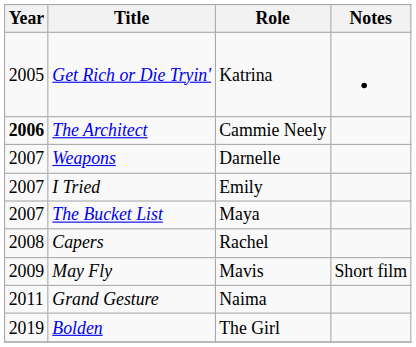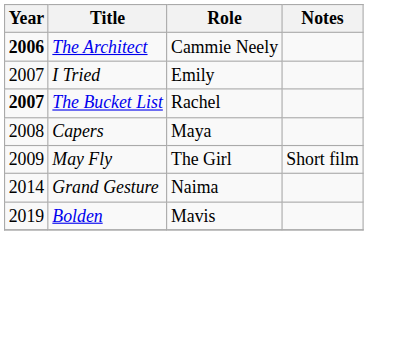- row: (132, 74)
- row: (84, 158)
(26, 214) normal -> (26, 103) bold
(239, 214) Maya -> (196, 103) Rachel
(244, 243) Rachel -> (191, 131) Maya
(241, 271) Mavis -> (201, 159) The Girl
(26, 299) 2011 -> (26, 187) 2014
(250, 327) The Girl -> (193, 215) Mavis
